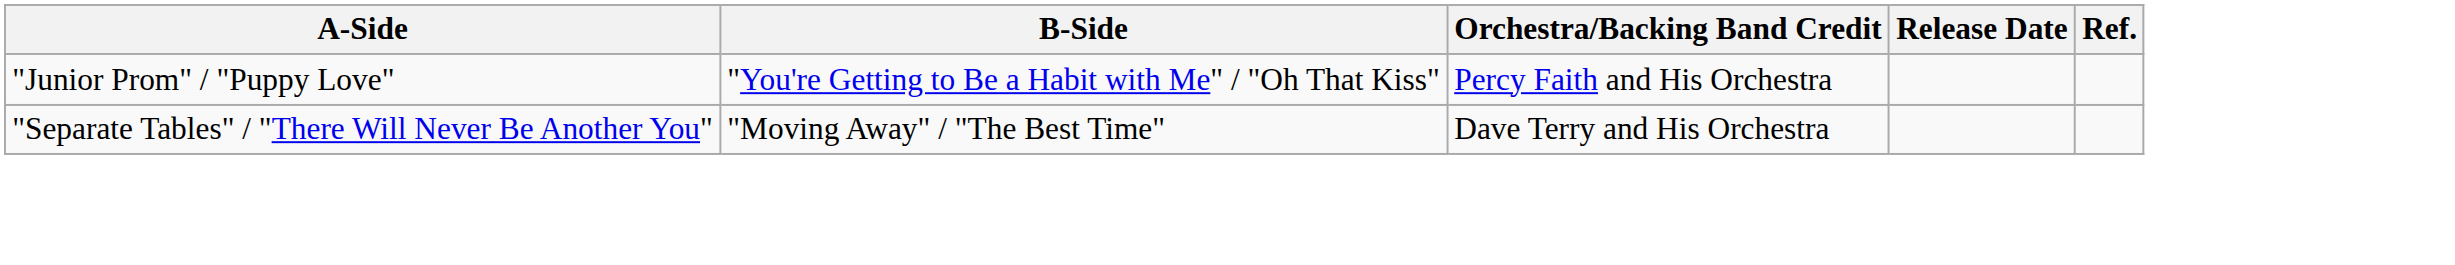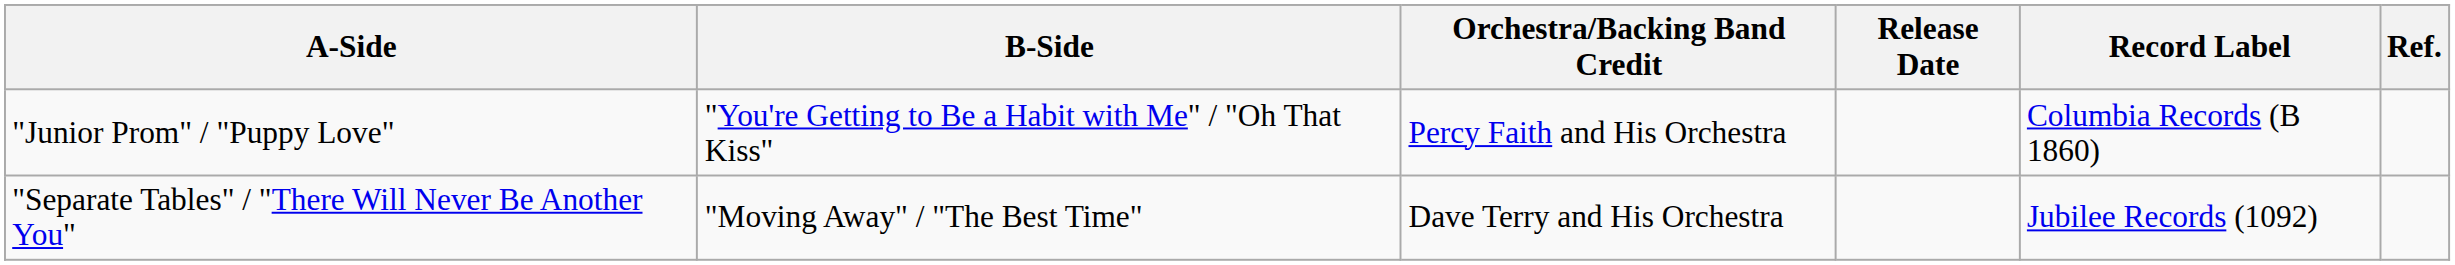+ column: (2200, 47)
